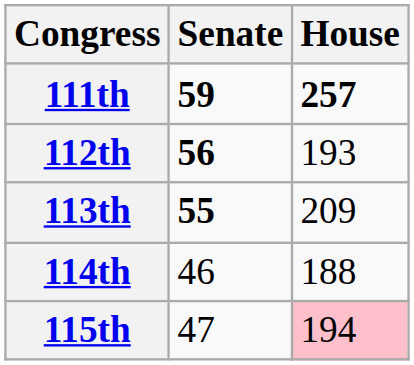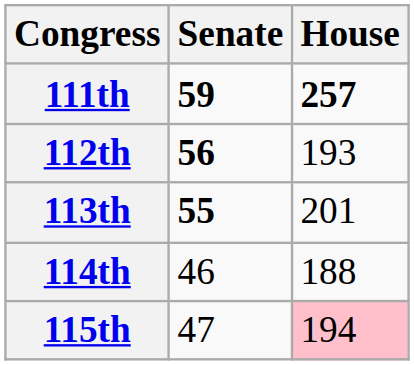(328, 211) 209 -> (328, 211) 201
